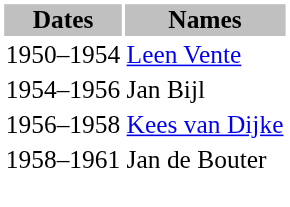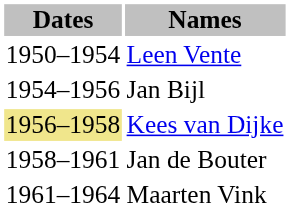(63, 124) no background -> (63, 124) khaki background
+ row: (197, 194)
